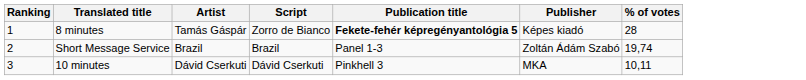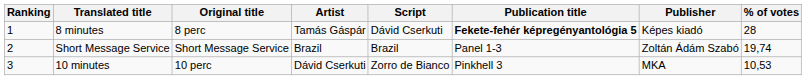+ column: (232, 13)
(291, 30) Zorro de Bianco -> (407, 30) Dávid Cserkuti
(288, 65) Dávid Cserkuti -> (410, 65) Zorro de Bianco
(638, 65) 10,11 -> (758, 65) 10,53
